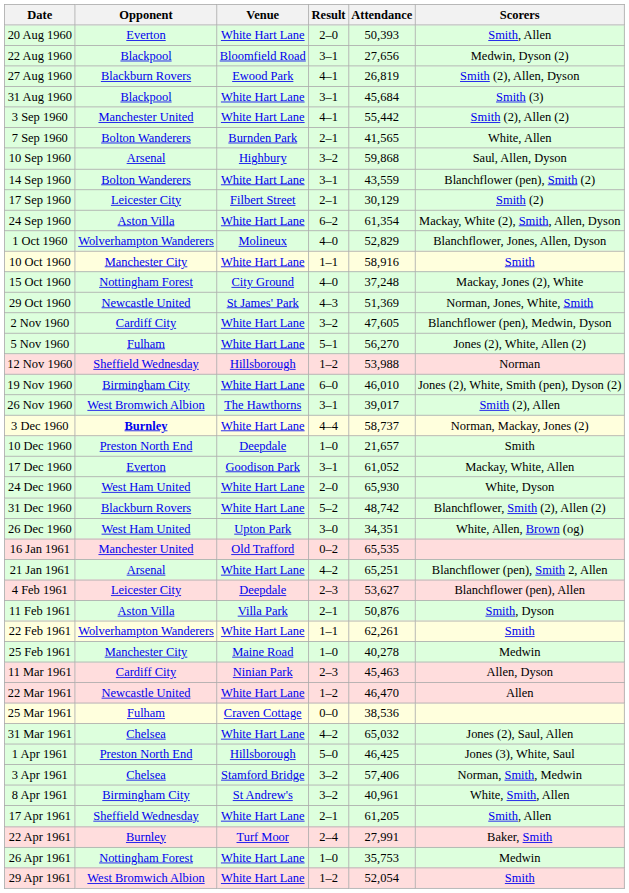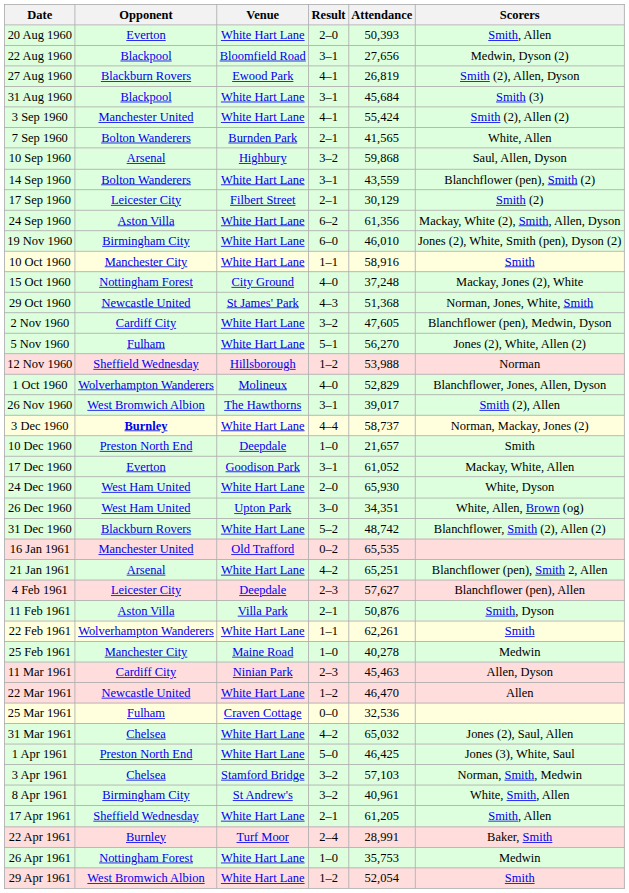(382, 117) 55,442 -> (382, 117) 55,424
(382, 220) 61,354 -> (382, 220) 61,356
rows swapped: (40, 241) <-> (40, 384)
(382, 302) 51,369 -> (382, 302) 51,368
rows swapped: (40, 528) <-> (40, 508)
(382, 590) 53,627 -> (382, 590) 57,627
(382, 713) 38,536 -> (382, 713) 32,536
(263, 754) Hillsborough -> (263, 754) White Hart Lane
(382, 775) 57,406 -> (382, 775) 57,103
(382, 837) 27,991 -> (382, 837) 28,991
